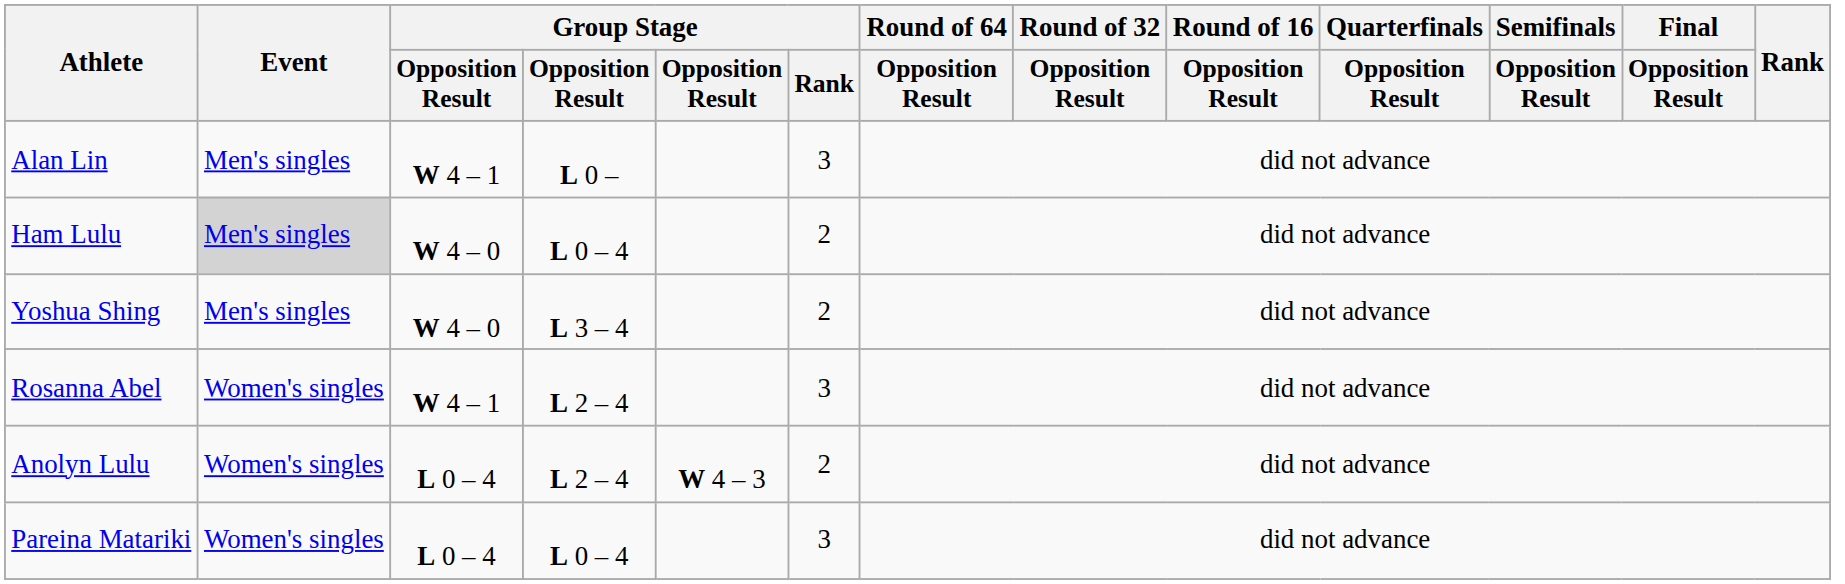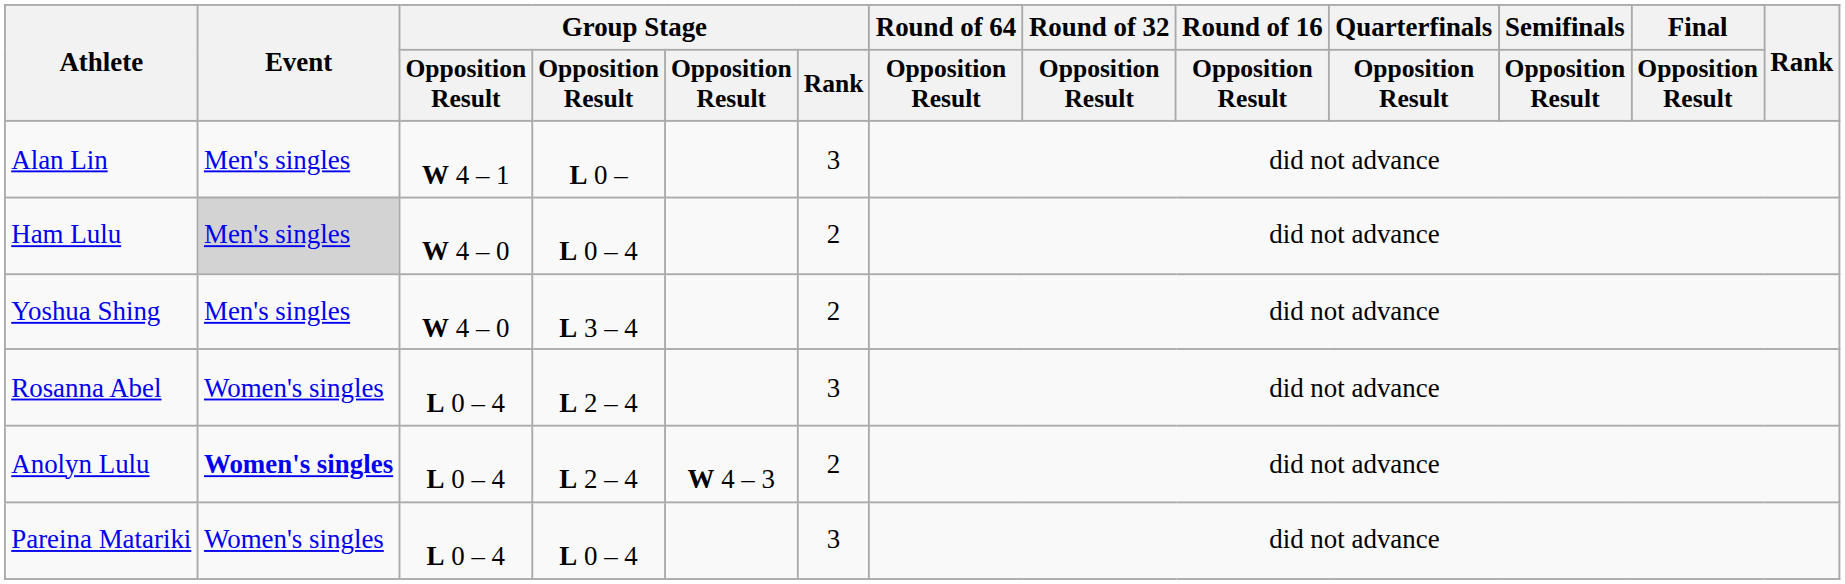(456, 403) W 4 – 1 -> (466, 403) L 0 – 4
(294, 464) normal -> (299, 464) bold
